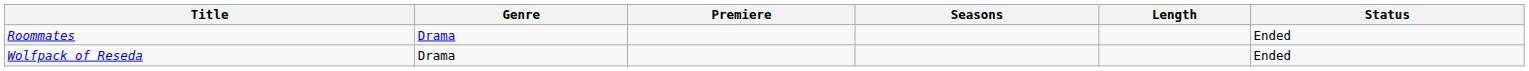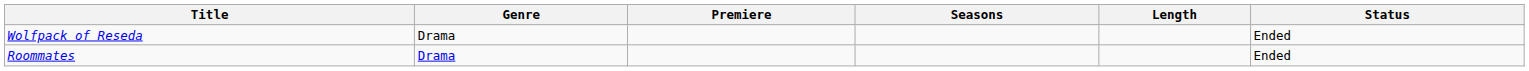rows swapped: (41, 35) <-> (75, 55)
